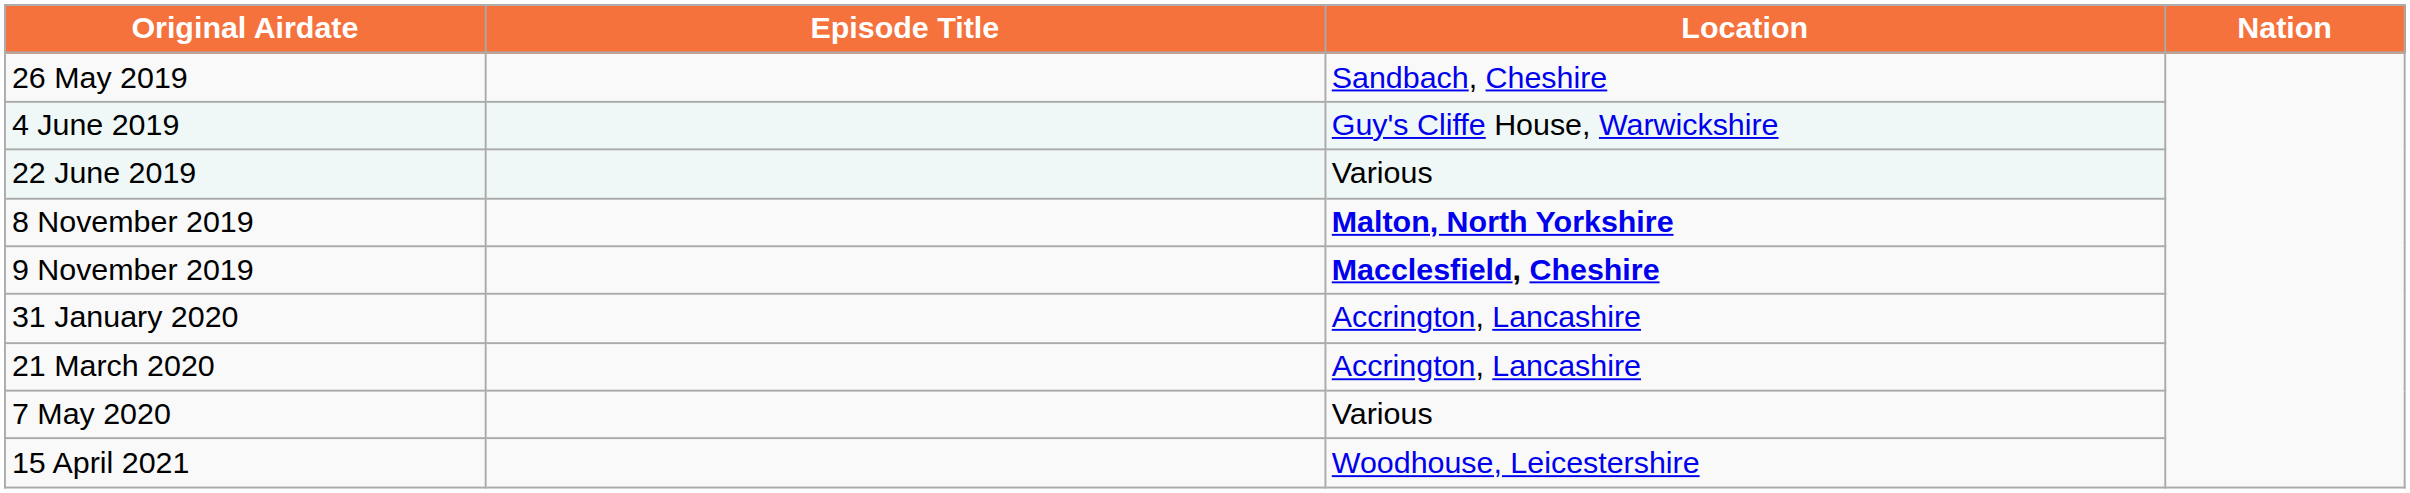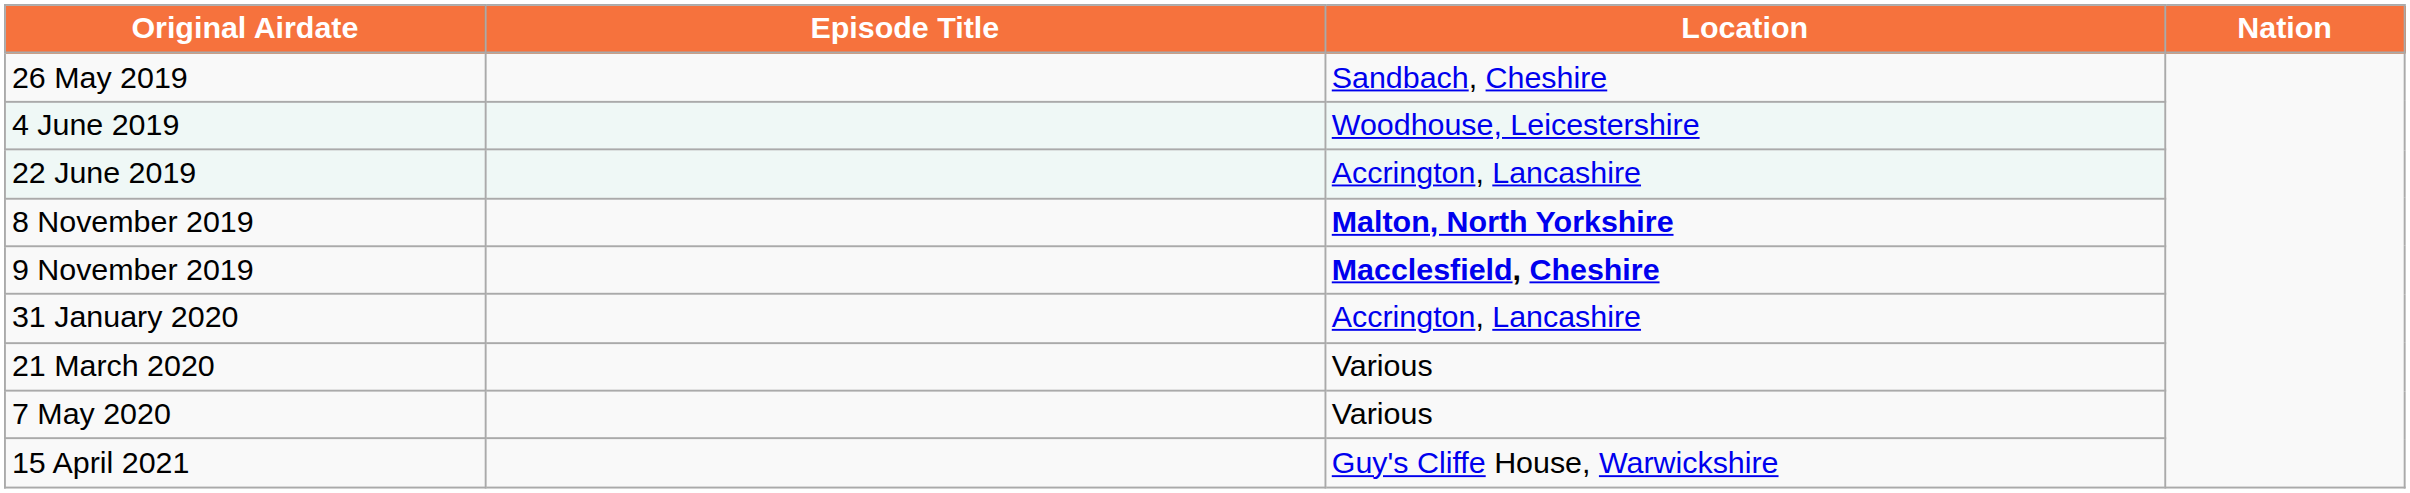(1555, 125) Guy's Cliffe House, Warwickshire -> (1516, 125) Woodhouse, Leicestershire
(1382, 173) Various -> (1486, 173) Accrington, Lancashire
(1486, 366) Accrington, Lancashire -> (1382, 366) Various
(1516, 462) Woodhouse, Leicestershire -> (1555, 462) Guy's Cliffe House, Warwickshire
